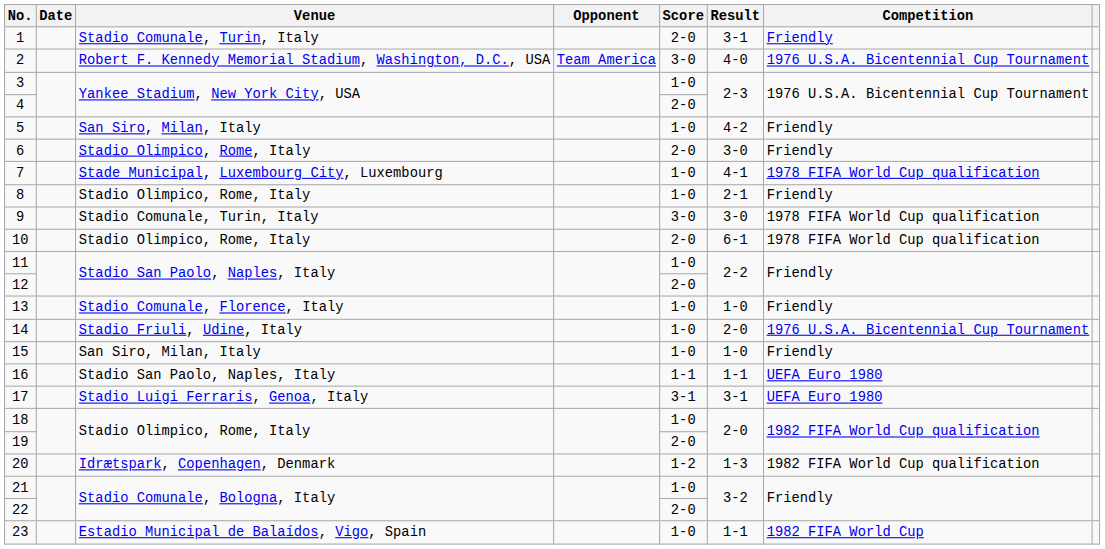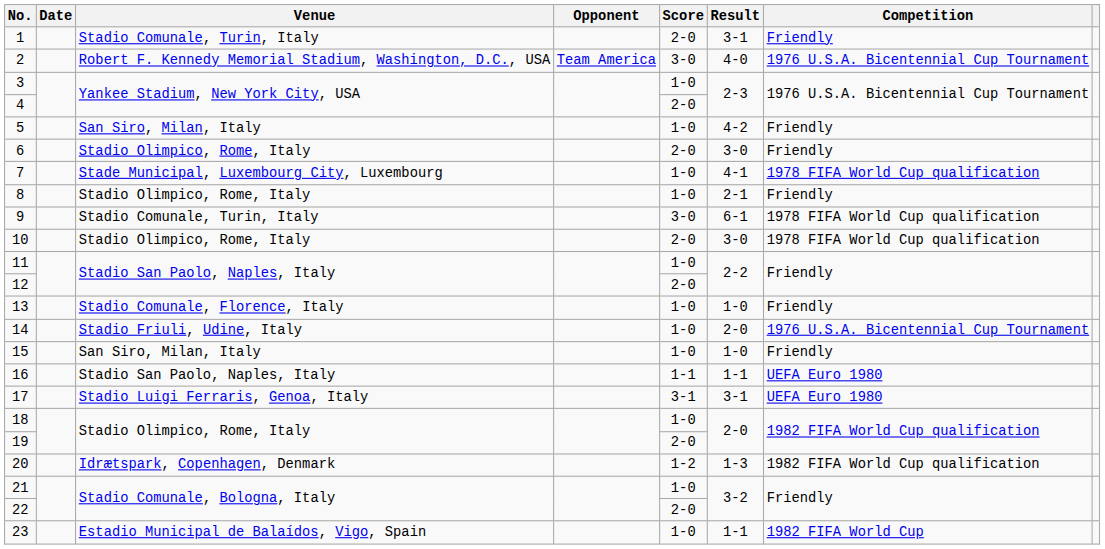(735, 218) 3-0 -> (735, 218) 6-1
(735, 240) 6-1 -> (735, 240) 3-0
